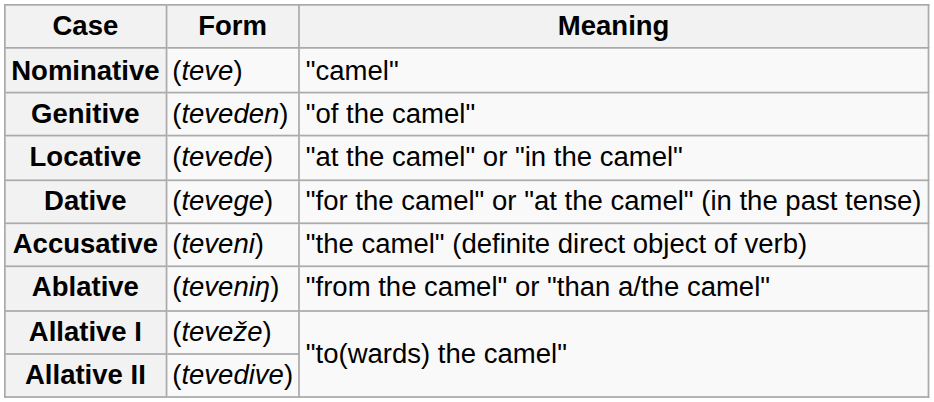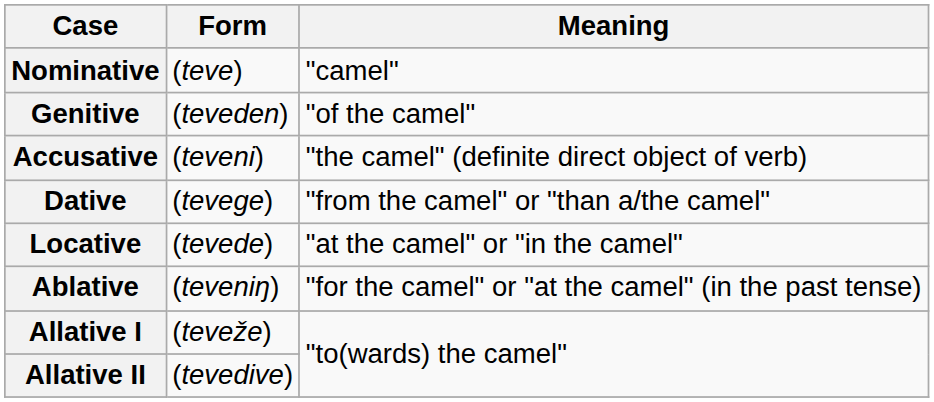rows swapped: (85, 244) <-> (85, 157)
(614, 200) "for the camel" or "at the camel" (in the past tense) -> (538, 200) "from the camel" or "than a/the camel"
(538, 288) "from the camel" or "than a/the camel" -> (614, 288) "for the camel" or "at the camel" (in the past tense)
